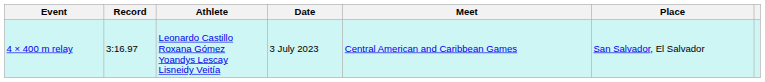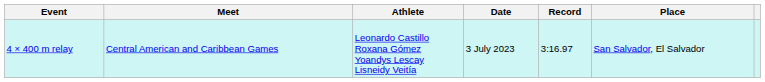columns swapped: (130, 12) <-> (467, 12)
